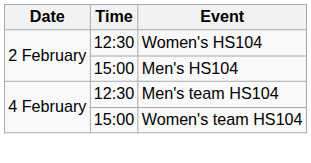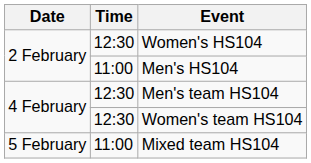(114, 68) 15:00 -> (113, 68) 11:00
(114, 119) 15:00 -> (114, 119) 12:30
+ row: (210, 145)
